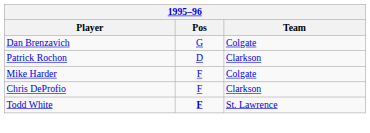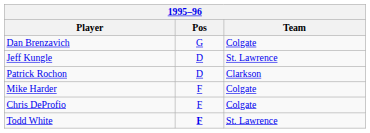+ row: (29, 58)
(244, 89) Clarkson -> (241, 105) Colgate
